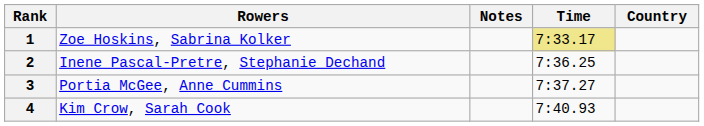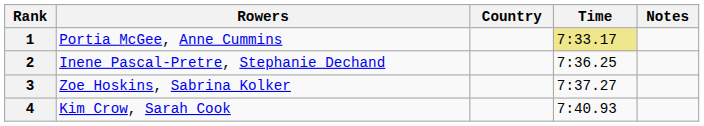columns swapped: (657, 16) <-> (501, 16)
(175, 40) Zoe Hoskins, Sabrina Kolker -> (171, 40) Portia McGee, Anne Cummins
(171, 86) Portia McGee, Anne Cummins -> (175, 86) Zoe Hoskins, Sabrina Kolker
